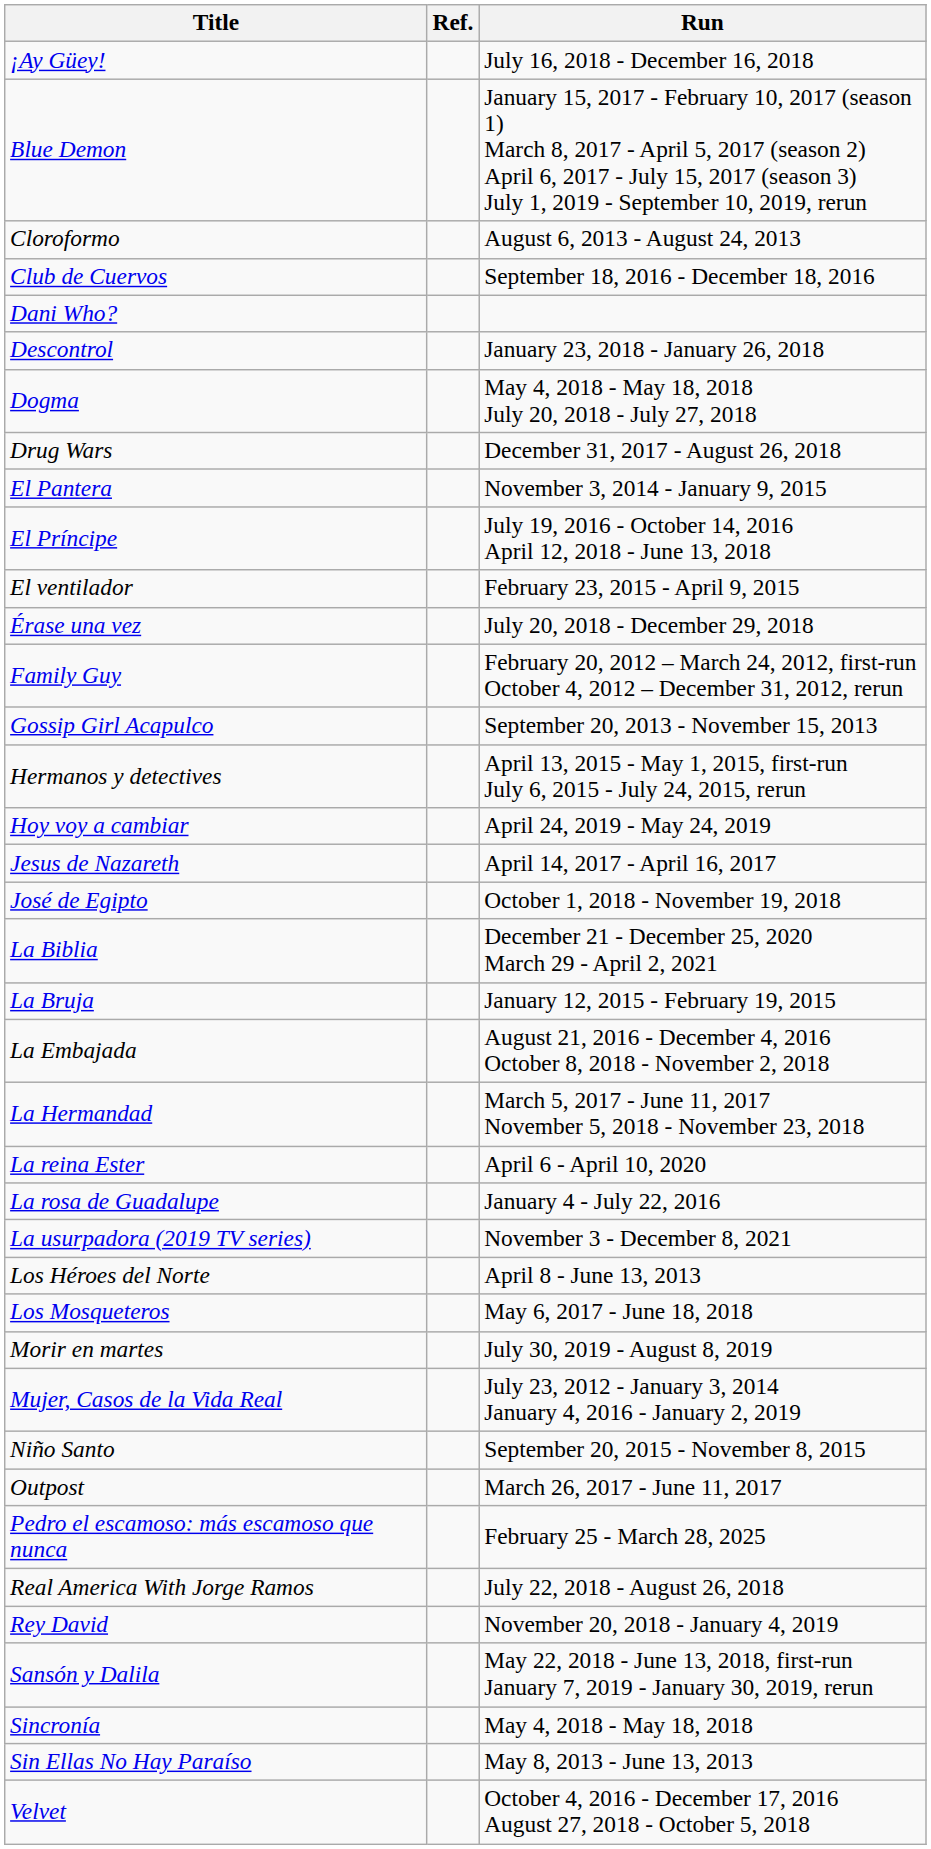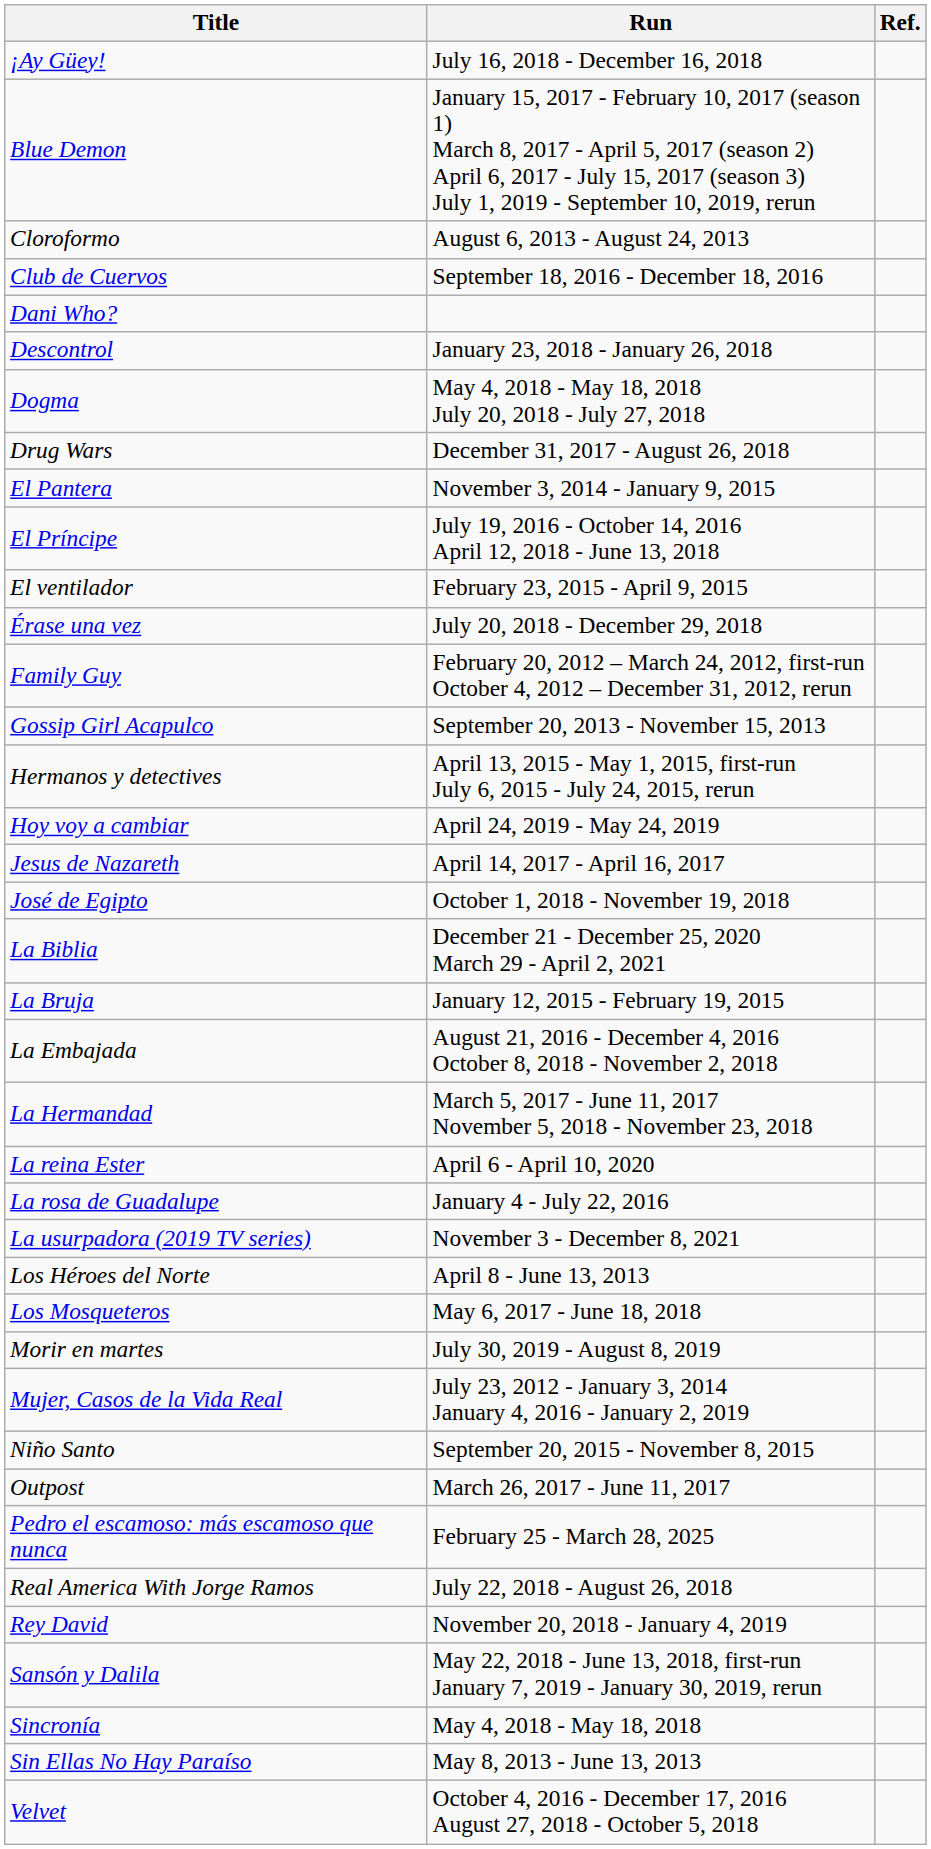columns swapped: (702, 23) <-> (453, 23)
